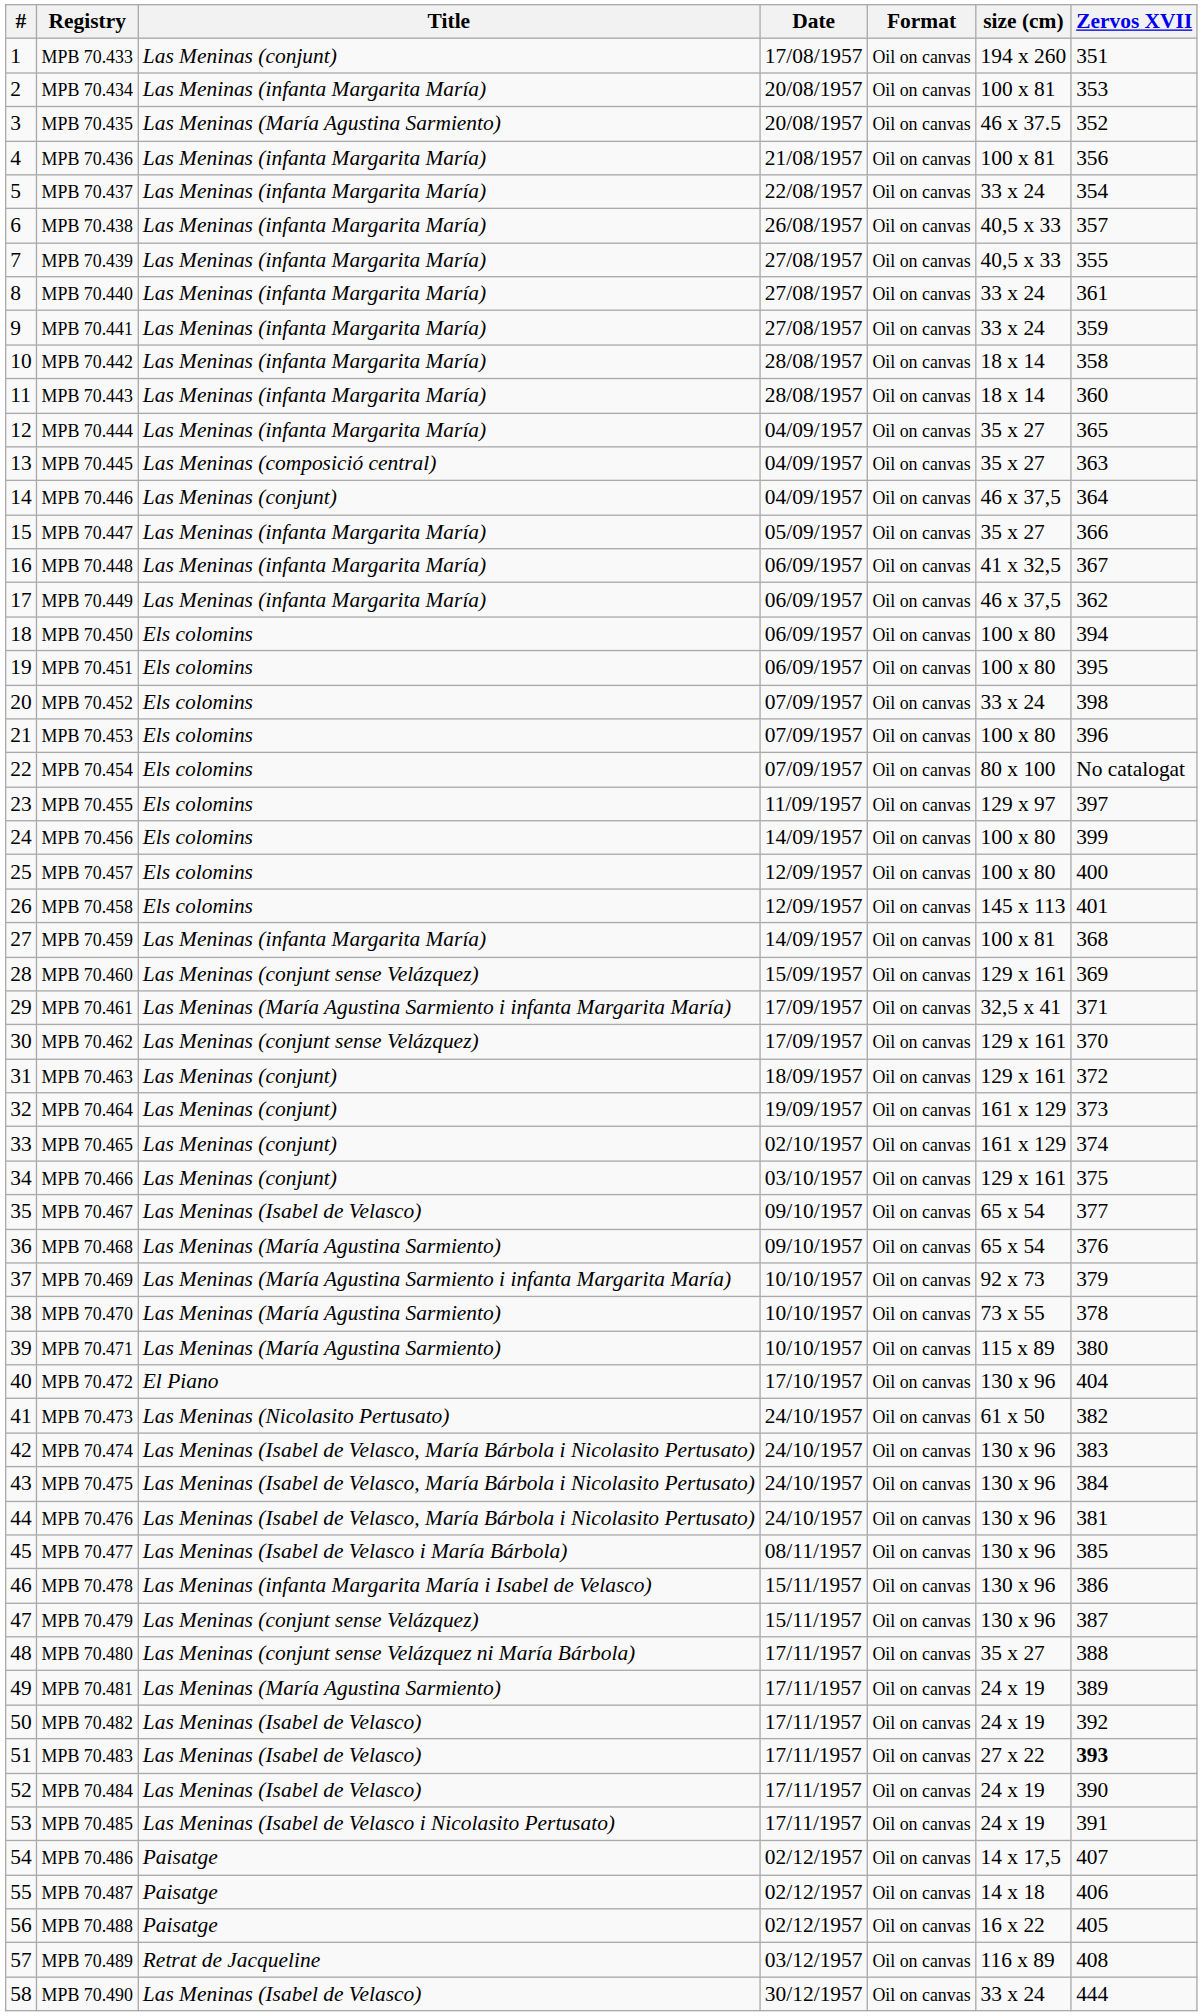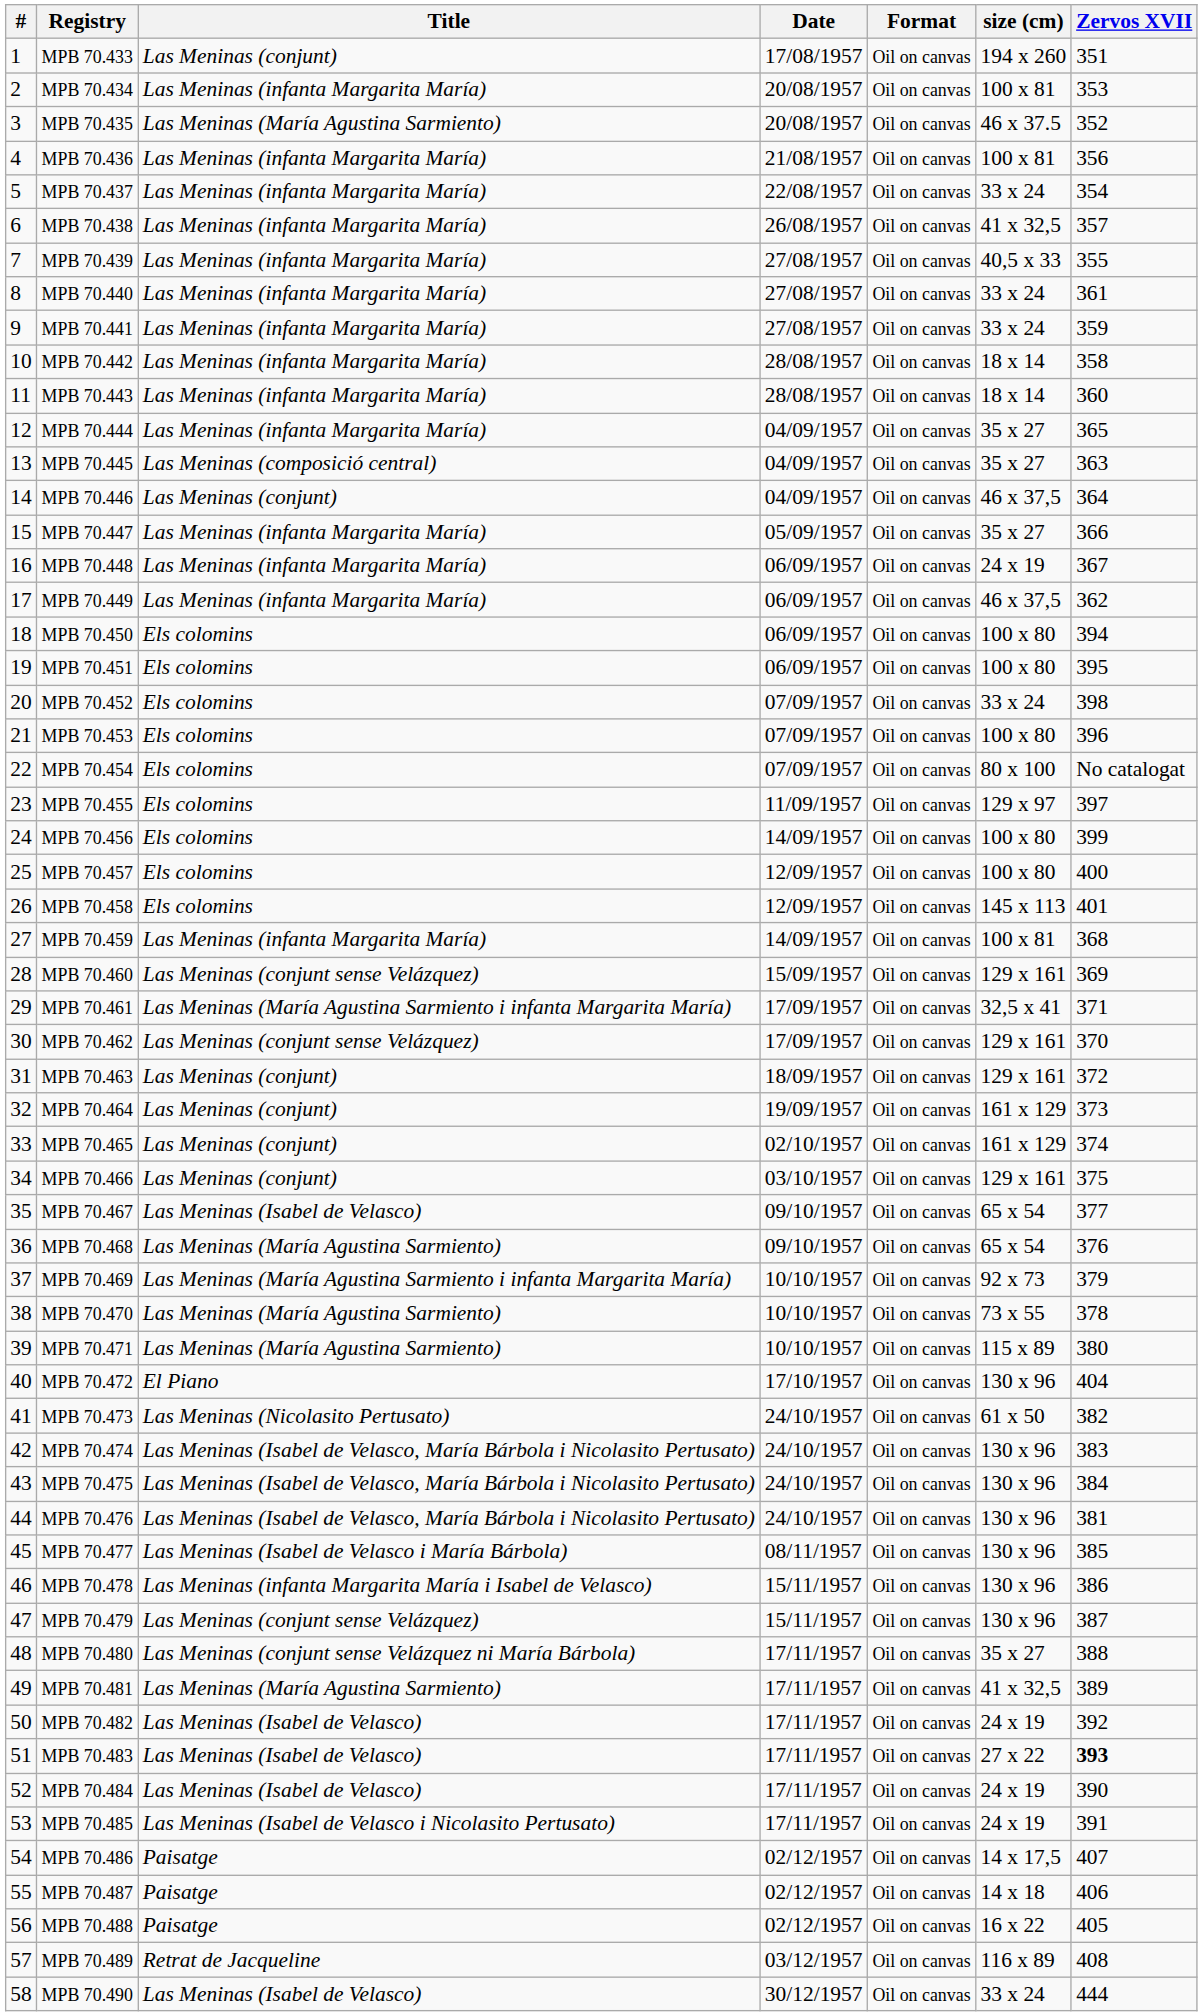(1021, 225) 40,5 x 33 -> (1021, 225) 41 x 32,5
(1021, 565) 41 x 32,5 -> (1013, 565) 24 x 19
(1013, 1687) 24 x 19 -> (1021, 1687) 41 x 32,5
